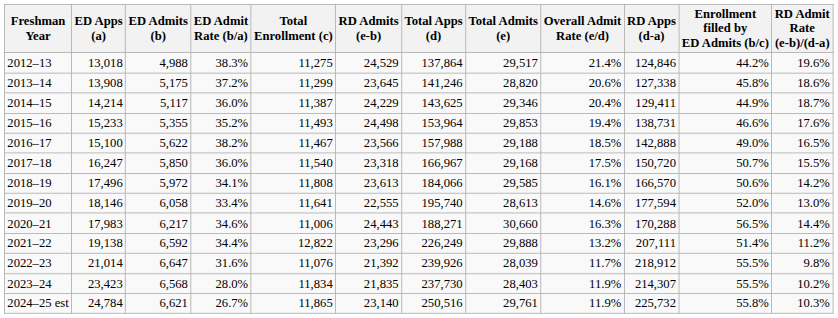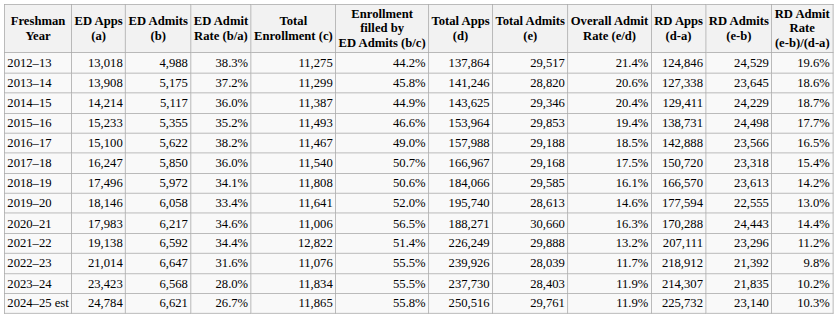columns swapped: (725, 28) <-> (369, 28)
(813, 123) 17.6% -> (813, 123) 17.7%
(813, 163) 15.5% -> (813, 163) 15.4%
